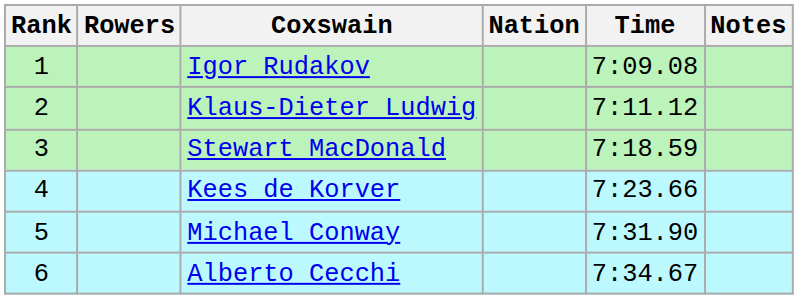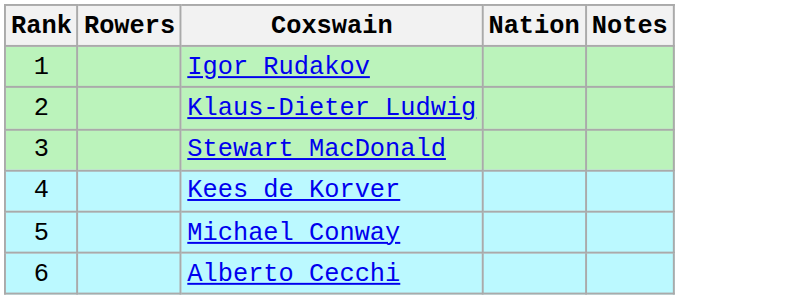- column: (645, 26)
